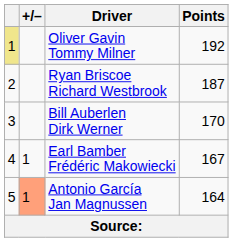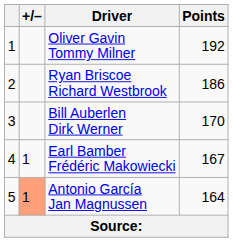(12, 46) khaki background -> (12, 46) no background
(213, 83) 187 -> (213, 83) 186
